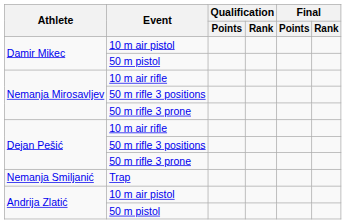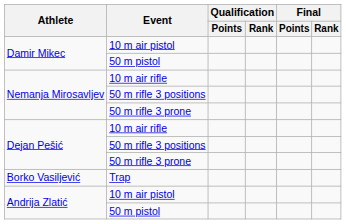- row: (50, 178)
+ row: (44, 178)
